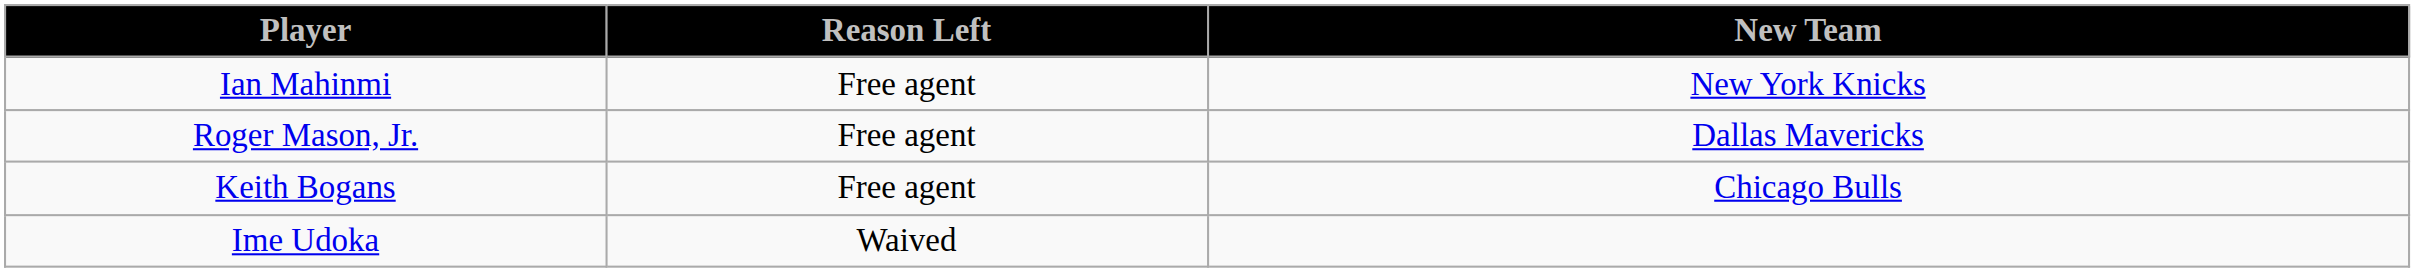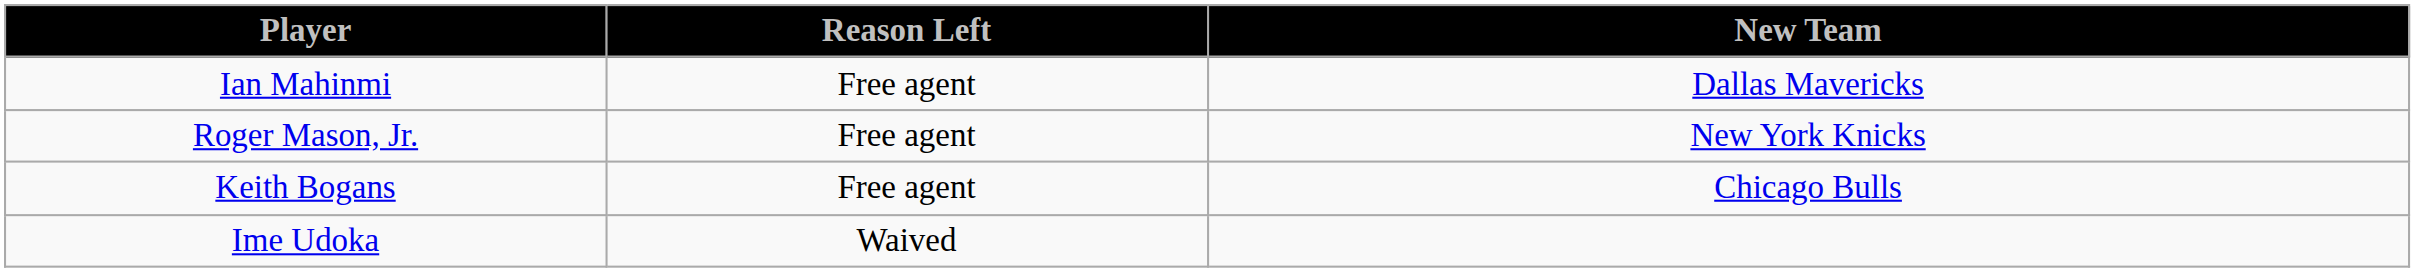(1808, 82) New York Knicks -> (1808, 82) Dallas Mavericks
(1808, 135) Dallas Mavericks -> (1808, 135) New York Knicks
